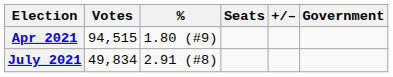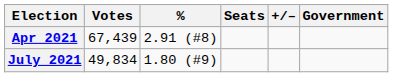(113, 38) 94,515 -> (113, 38) 67,439
(181, 38) 1.80 (#9) -> (181, 38) 2.91 (#8)
(181, 60) 2.91 (#8) -> (181, 60) 1.80 (#9)
